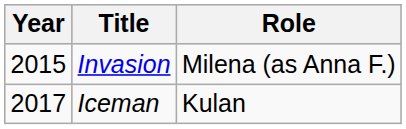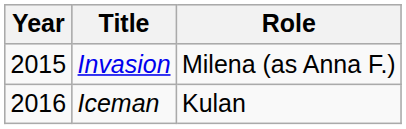(38, 103) 2017 -> (38, 103) 2016
